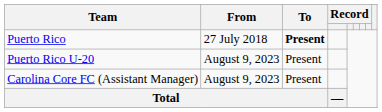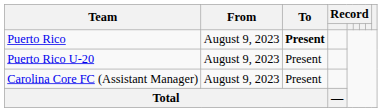(236, 39) 27 July 2018 -> (242, 39) August 9, 2023
